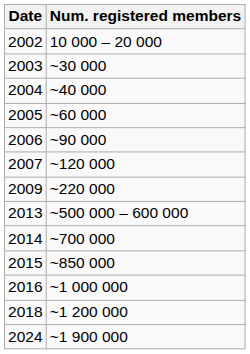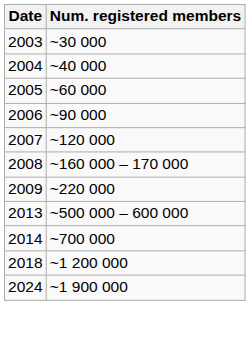- row: (25, 41)
+ row: (25, 164)
- row: (25, 262)
- row: (25, 287)
